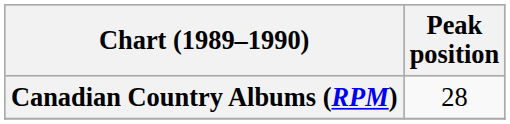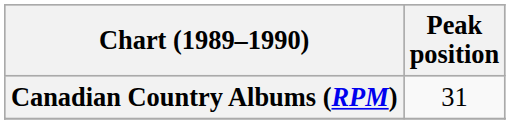(454, 97) 28 -> (454, 97) 31
